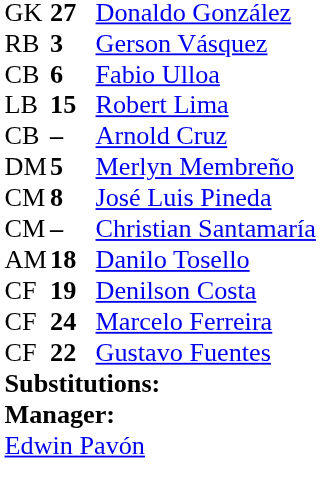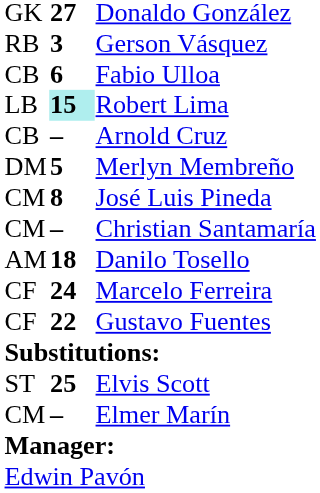(63, 104) no background -> (63, 104) paleturquoise background
- row: (176, 290)
+ row: (153, 383)
+ row: (163, 414)
